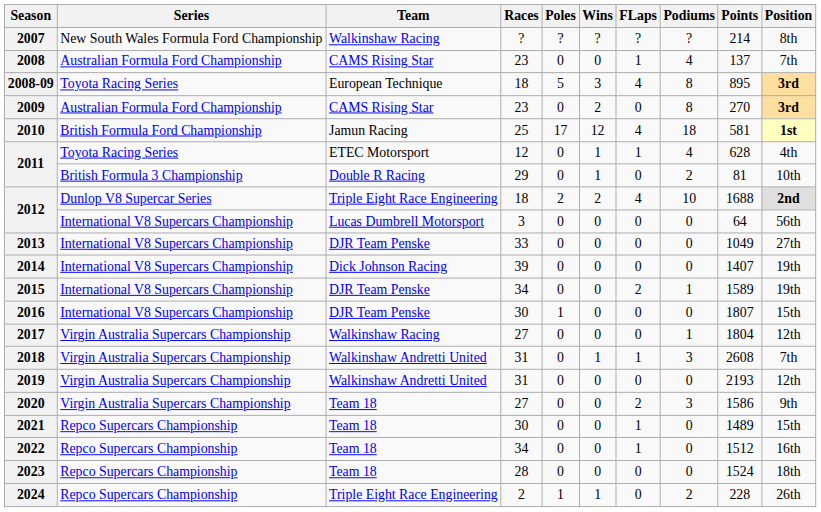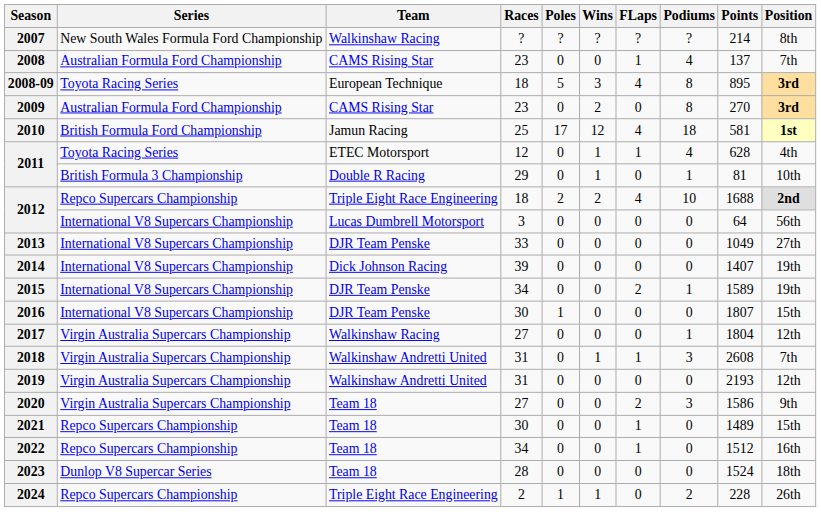(689, 175) 2 -> (689, 175) 1
(136, 198) Dunlop V8 Supercar Series -> (149, 198) Repco Supercars Championship
(149, 472) Repco Supercars Championship -> (136, 472) Dunlop V8 Supercar Series
